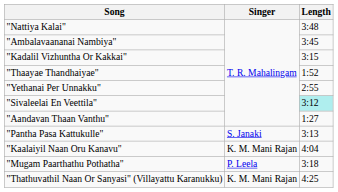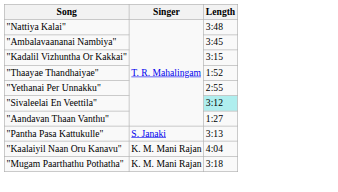(242, 164) P. Leela -> (166, 164) K. M. Mani Rajan
- row: (115, 179)
